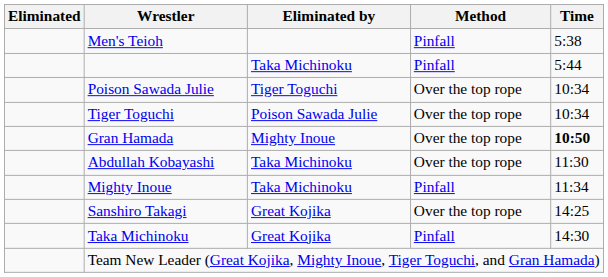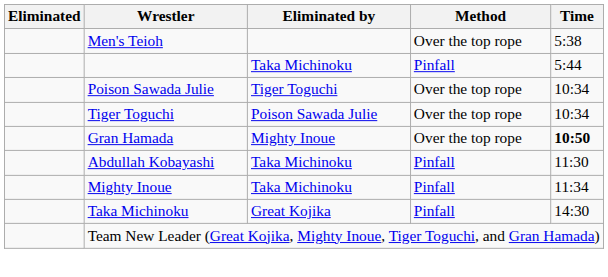(434, 41) Pinfall -> (468, 41) Over the top rope
(468, 162) Over the top rope -> (434, 162) Pinfall
- row: (137, 211)
